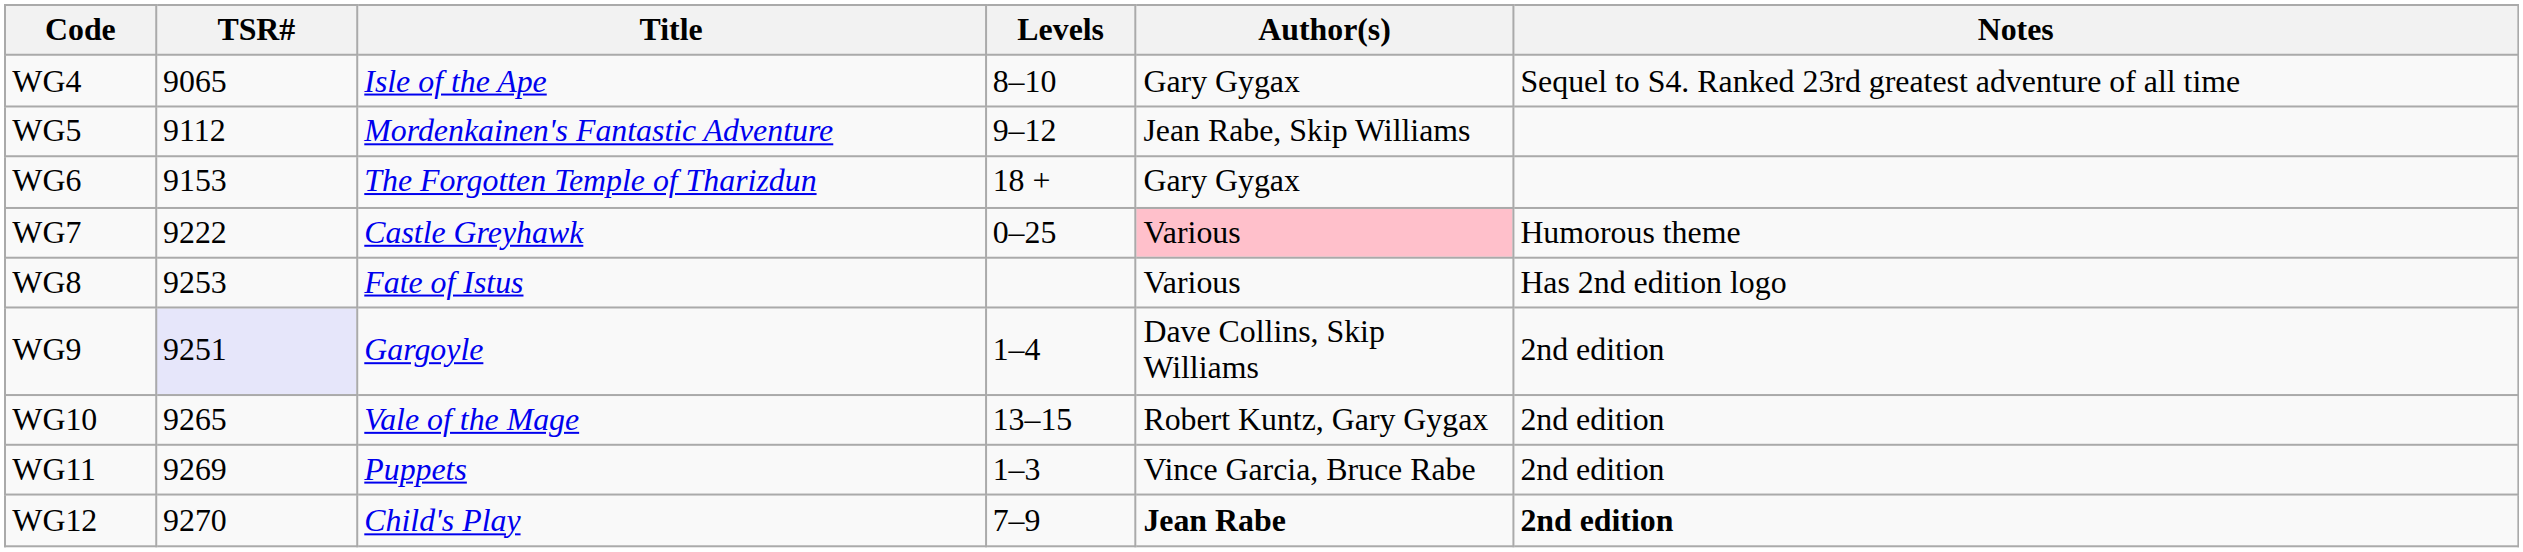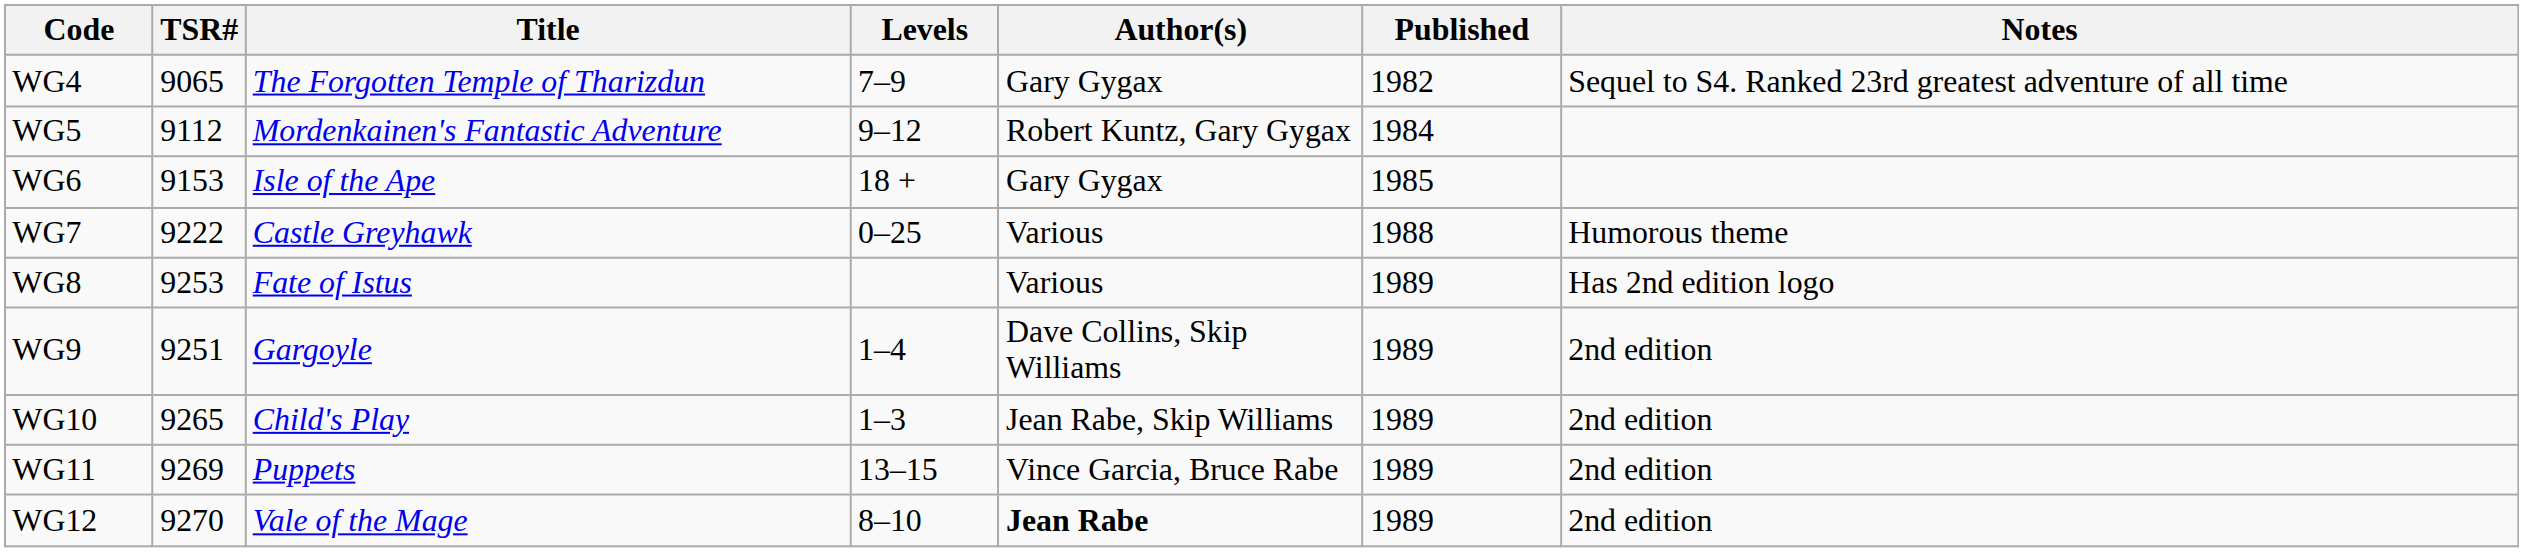+ column: (1462, 29)
(456, 80) Isle of the Ape -> (479, 80) The Forgotten Temple of Tharizdun
(1024, 80) 8–10 -> (882, 80) 7–9
(1307, 130) Jean Rabe, Skip Williams -> (1178, 130) Robert Kuntz, Gary Gygax
(590, 181) The Forgotten Temple of Tharizdun -> (344, 181) Isle of the Ape
(1192, 231) pink background -> (1055, 231) no background
(195, 350) lavender background -> (192, 350) no background
(472, 419) Vale of the Mage -> (331, 419) Child's Play
(1032, 419) 13–15 -> (882, 419) 1–3
(1316, 419) Robert Kuntz, Gary Gygax -> (1170, 419) Jean Rabe, Skip Williams
(1017, 469) 1–3 -> (898, 469) 13–15
(442, 520) Child's Play -> (360, 520) Vale of the Mage
(1017, 520) 7–9 -> (890, 520) 8–10
(1597, 520) bold -> (1640, 520) normal
